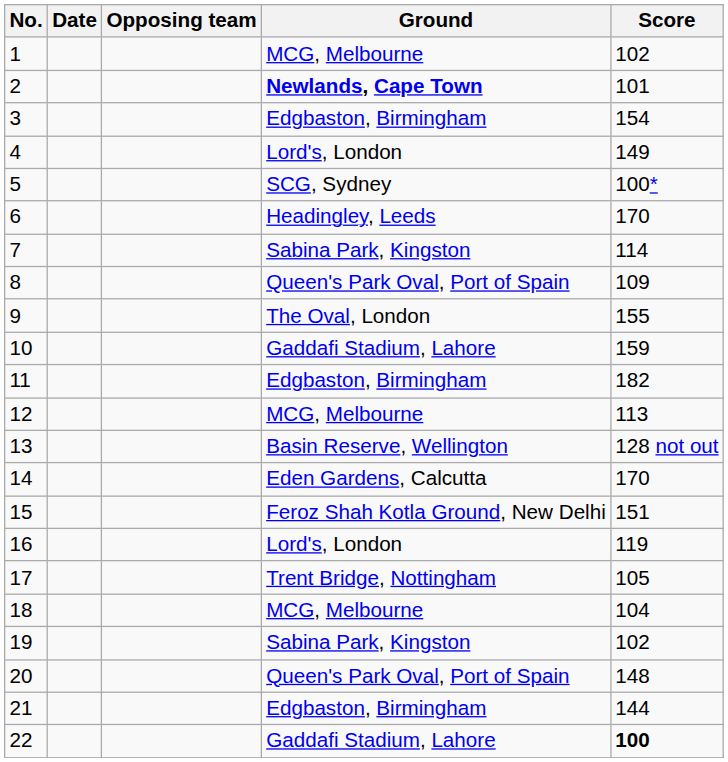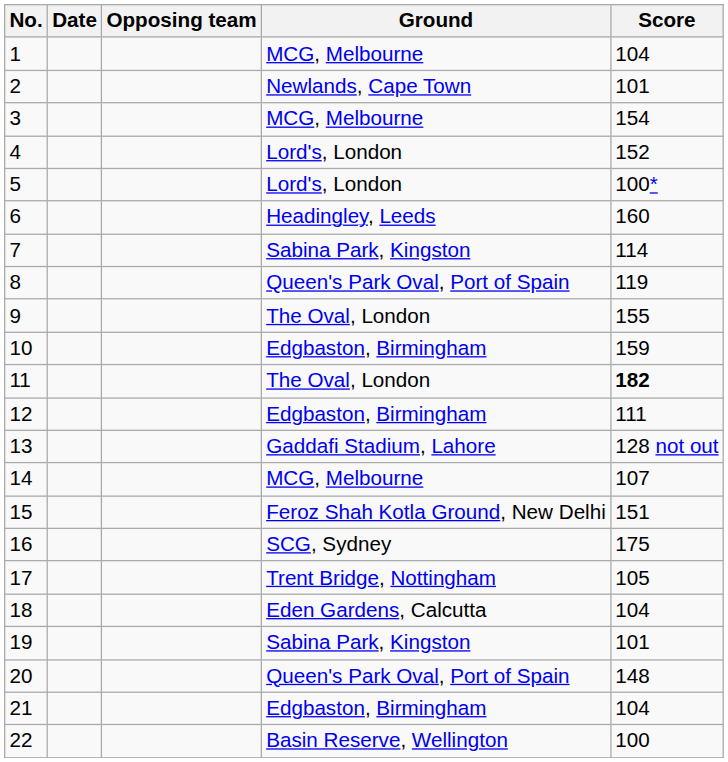(633, 53) 102 -> (633, 53) 104
(374, 86) bold -> (369, 86) normal
(376, 119) Edgbaston, Birmingham -> (345, 119) MCG, Melbourne
(633, 151) 149 -> (633, 151) 152
(329, 184) SCG, Sydney -> (334, 184) Lord's, London
(633, 217) 170 -> (633, 217) 160
(633, 282) 109 -> (632, 282) 119
(381, 348) Gaddafi Stadium, Lahore -> (376, 348) Edgbaston, Birmingham
(376, 380) Edgbaston, Birmingham -> (348, 380) The Oval, London
(633, 380) normal -> (633, 380) bold
(345, 413) MCG, Melbourne -> (376, 413) Edgbaston, Birmingham
(632, 413) 113 -> (631, 413) 111
(387, 446) Basin Reserve, Wellington -> (381, 446) Gaddafi Stadium, Lahore
(376, 479) Eden Gardens, Calcutta -> (345, 479) MCG, Melbourne
(633, 479) 170 -> (633, 479) 107
(334, 544) Lord's, London -> (329, 544) SCG, Sydney
(632, 544) 119 -> (633, 544) 175
(345, 610) MCG, Melbourne -> (376, 610) Eden Gardens, Calcutta
(633, 642) 102 -> (633, 642) 101
(633, 708) 144 -> (633, 708) 104
(381, 741) Gaddafi Stadium, Lahore -> (387, 741) Basin Reserve, Wellington
(633, 741) bold -> (633, 741) normal
